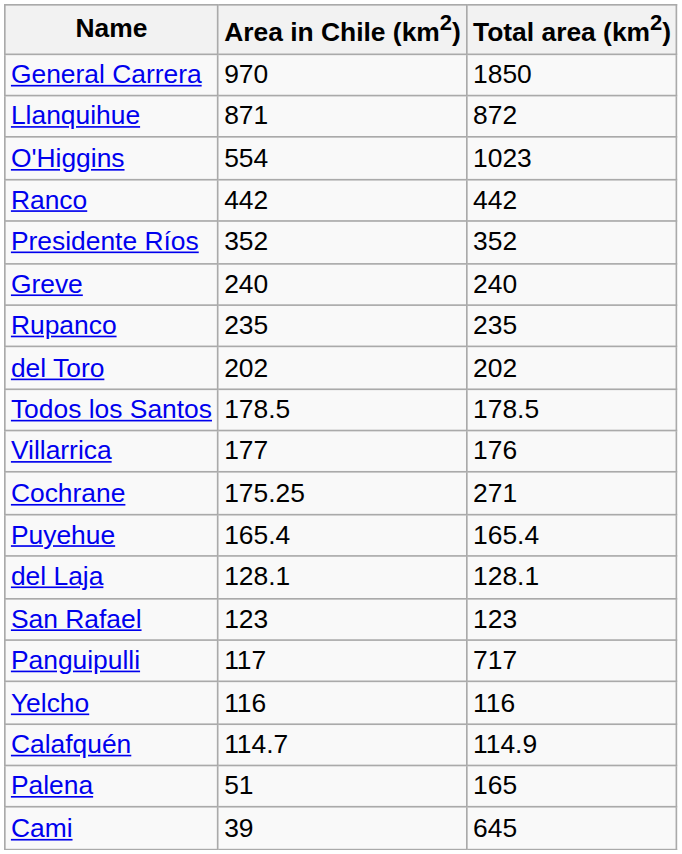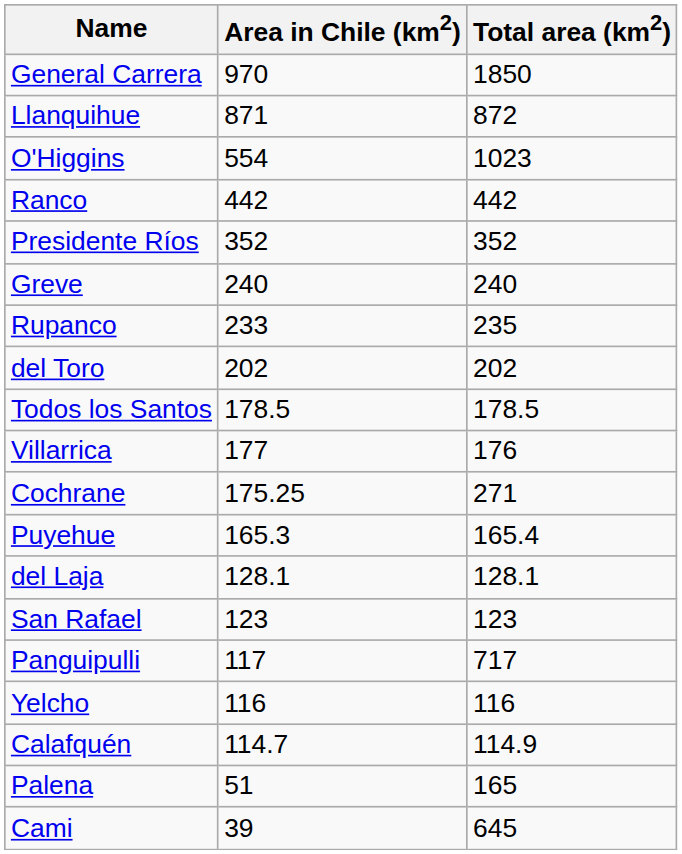(246, 325) 235 -> (246, 325) 233
(257, 535) 165.4 -> (257, 535) 165.3
